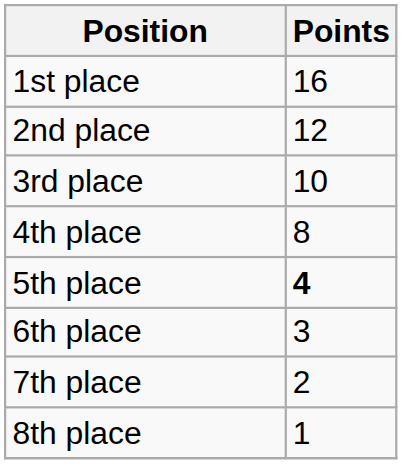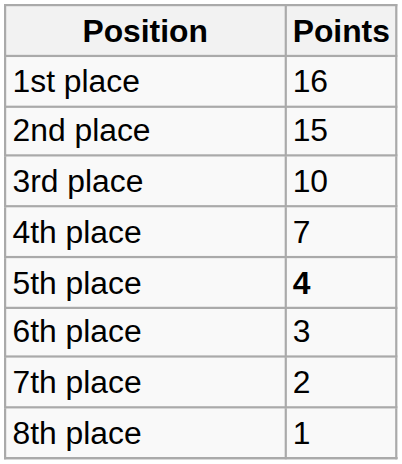(310, 131) 12 -> (310, 131) 15
(302, 232) 8 -> (302, 232) 7
